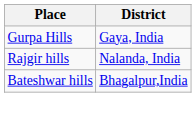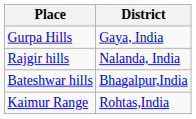+ row: (48, 102)
